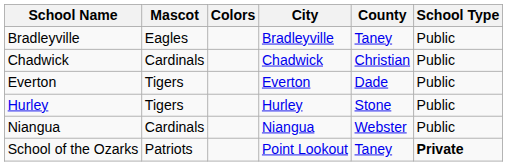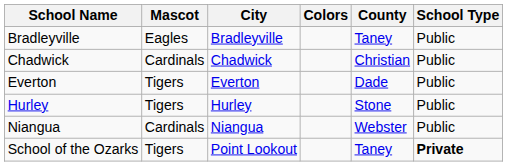columns swapped: (233, 15) <-> (305, 15)
(169, 149) Patriots -> (164, 149) Tigers
